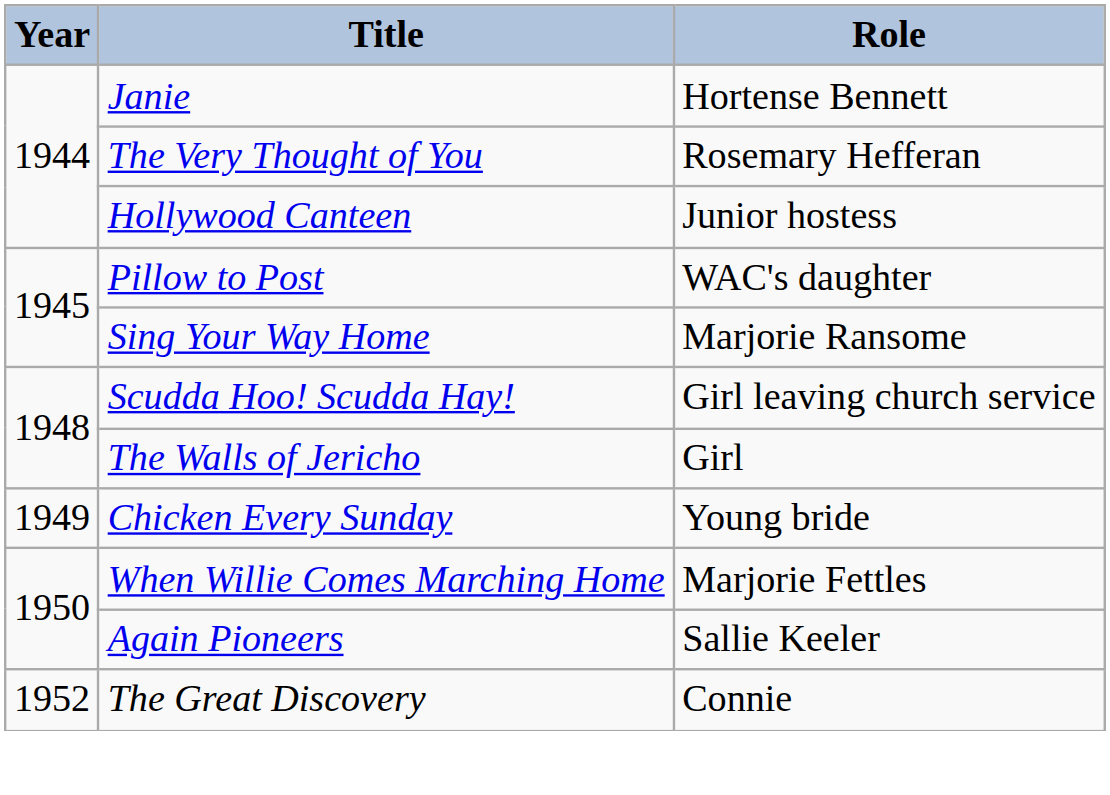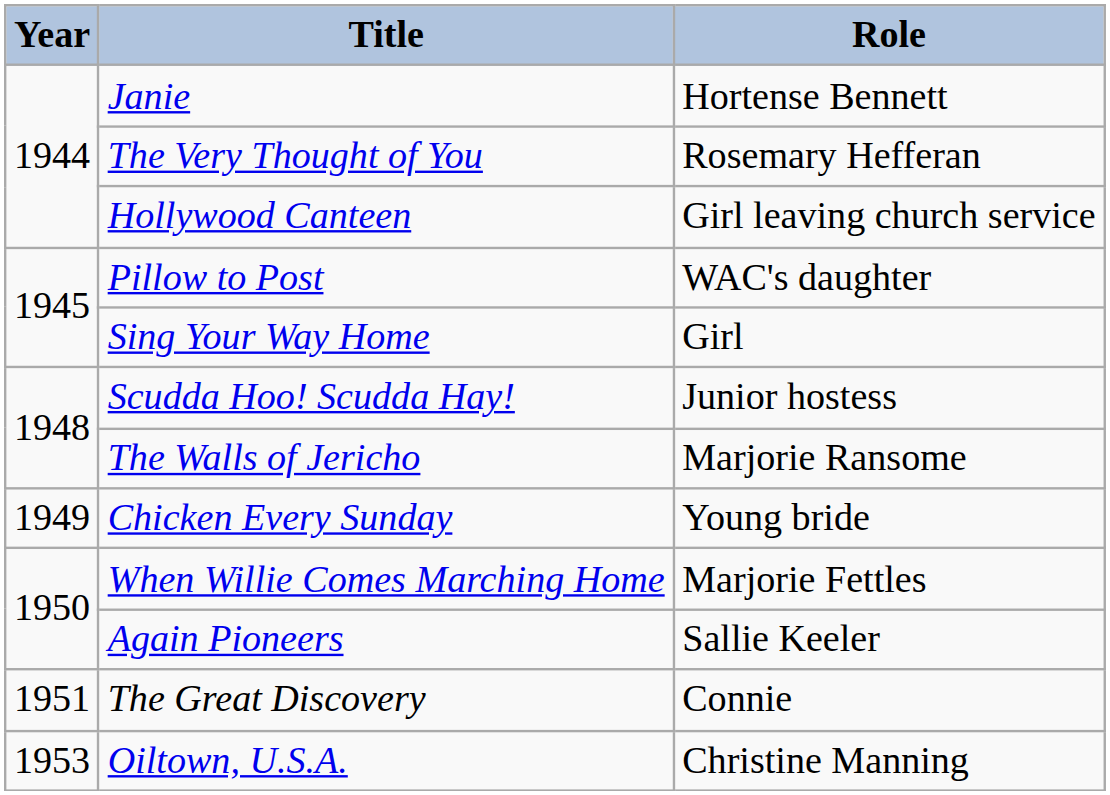(790, 215) Junior hostess -> (889, 215) Girl leaving church service
(824, 336) Marjorie Ransome -> (713, 336) Girl
(889, 397) Girl leaving church service -> (790, 397) Junior hostess
(713, 457) Girl -> (824, 457) Marjorie Ransome
(52, 699) 1952 -> (52, 699) 1951
+ row: (228, 759)
